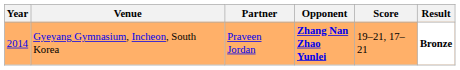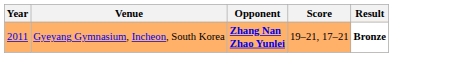- column: (260, 13)
(18, 43) 2014 -> (18, 37) 2011
